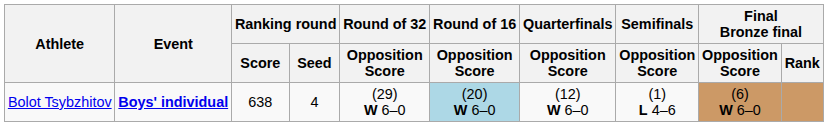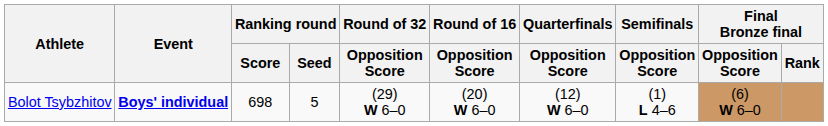(260, 102) 638 -> (260, 102) 698
(314, 102) 4 -> (314, 102) 5
(475, 102) lightblue background -> (475, 102) no background
